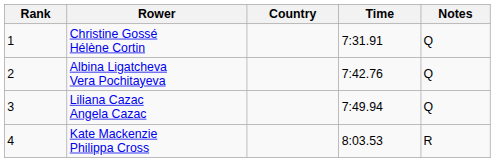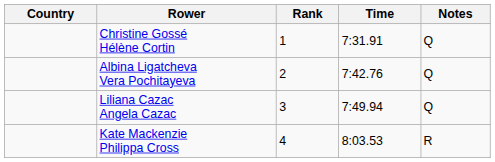columns swapped: (36, 14) <-> (293, 14)
